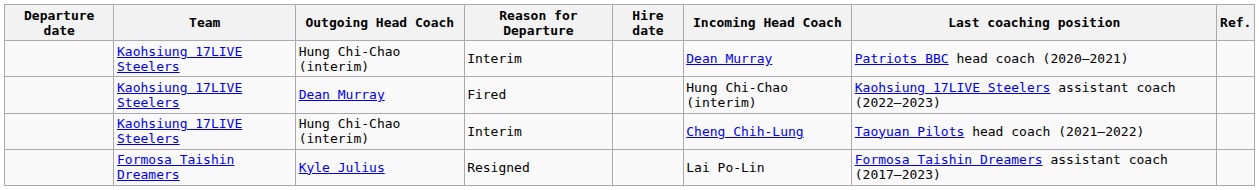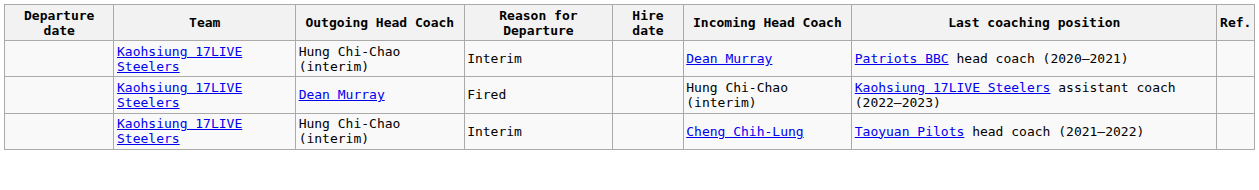- row: (342, 167)
